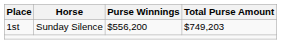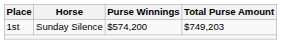(127, 27) $556,200 -> (127, 27) $574,200
